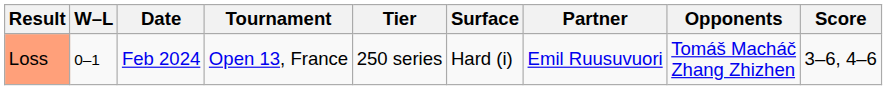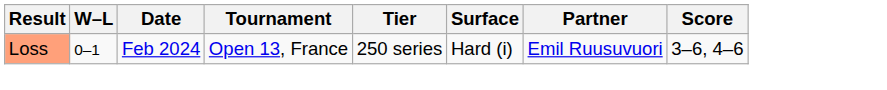- column: (734, 19)
